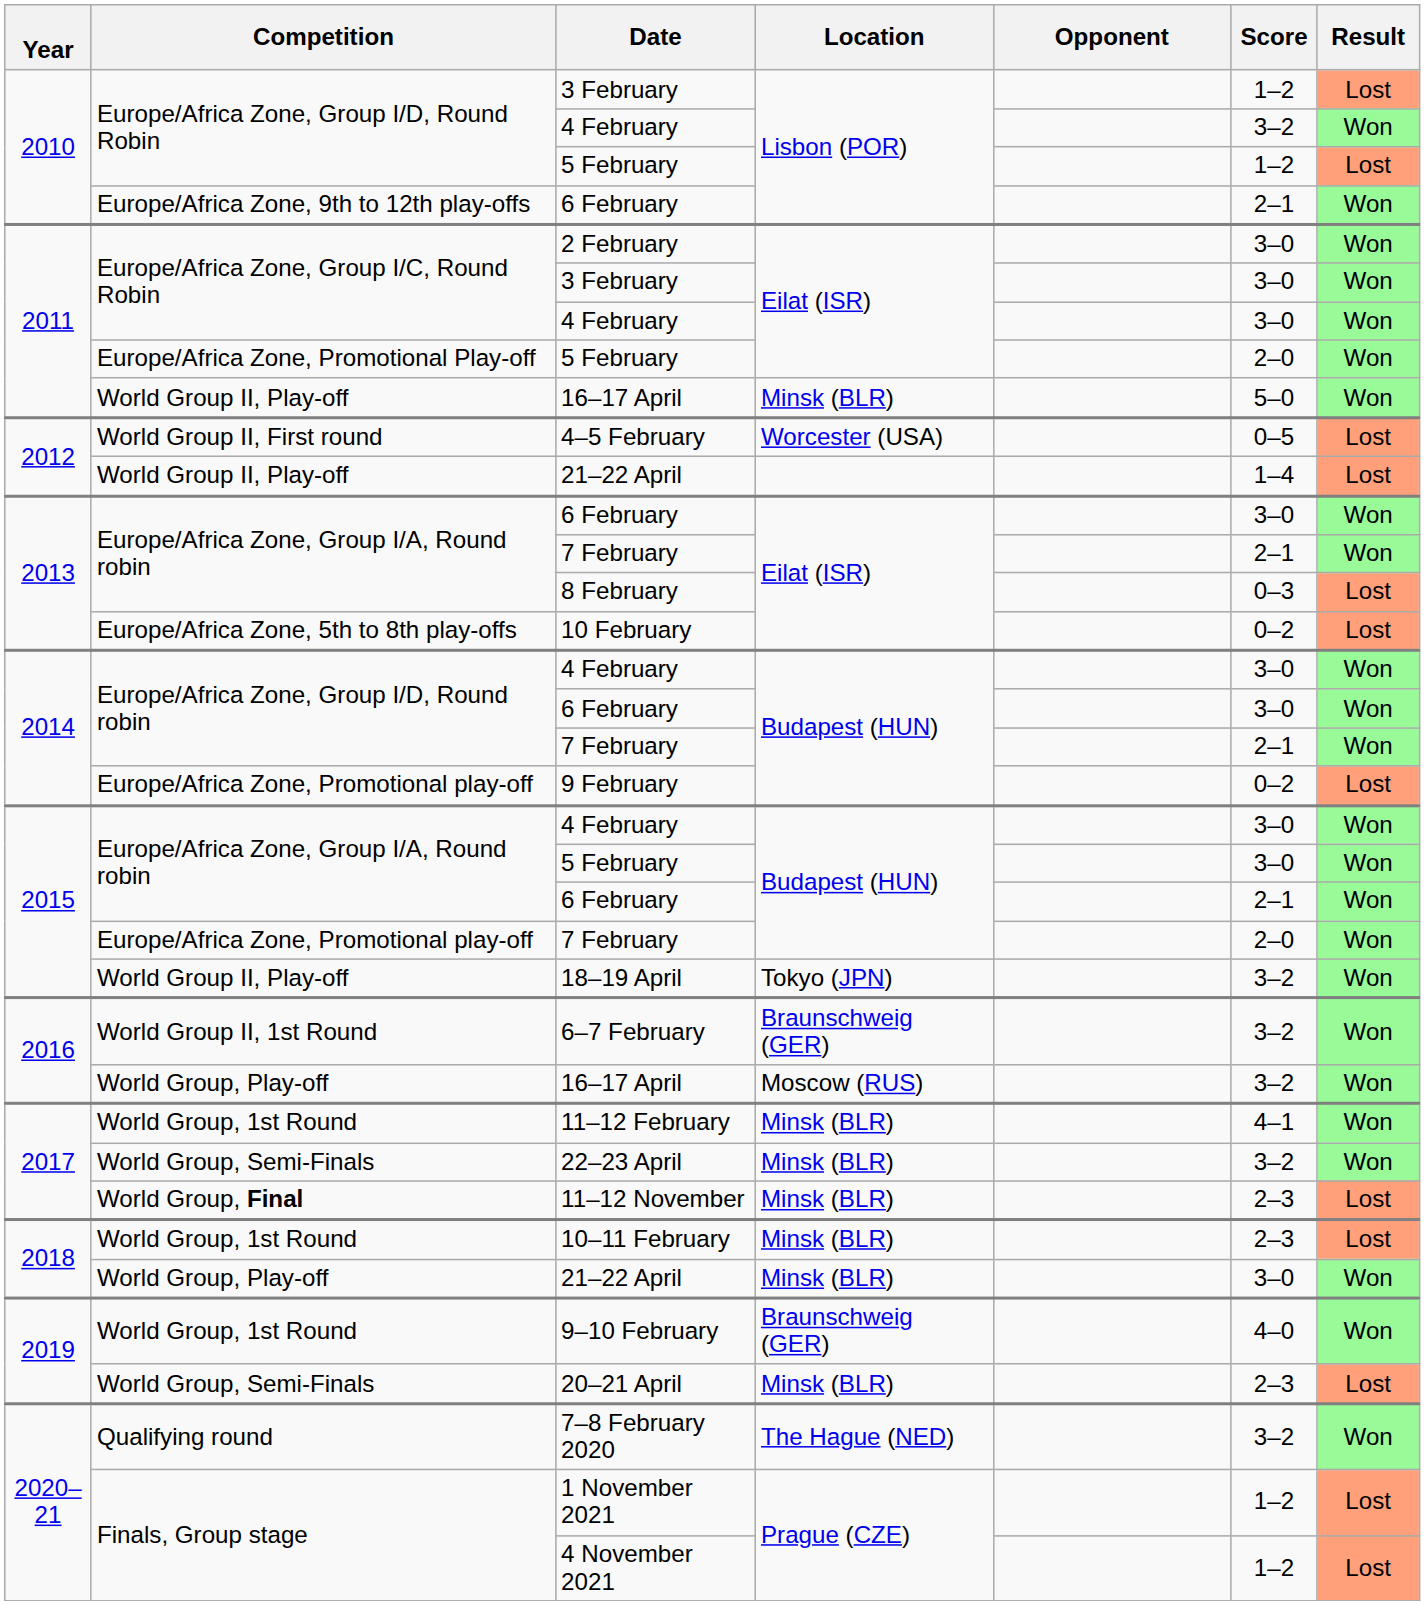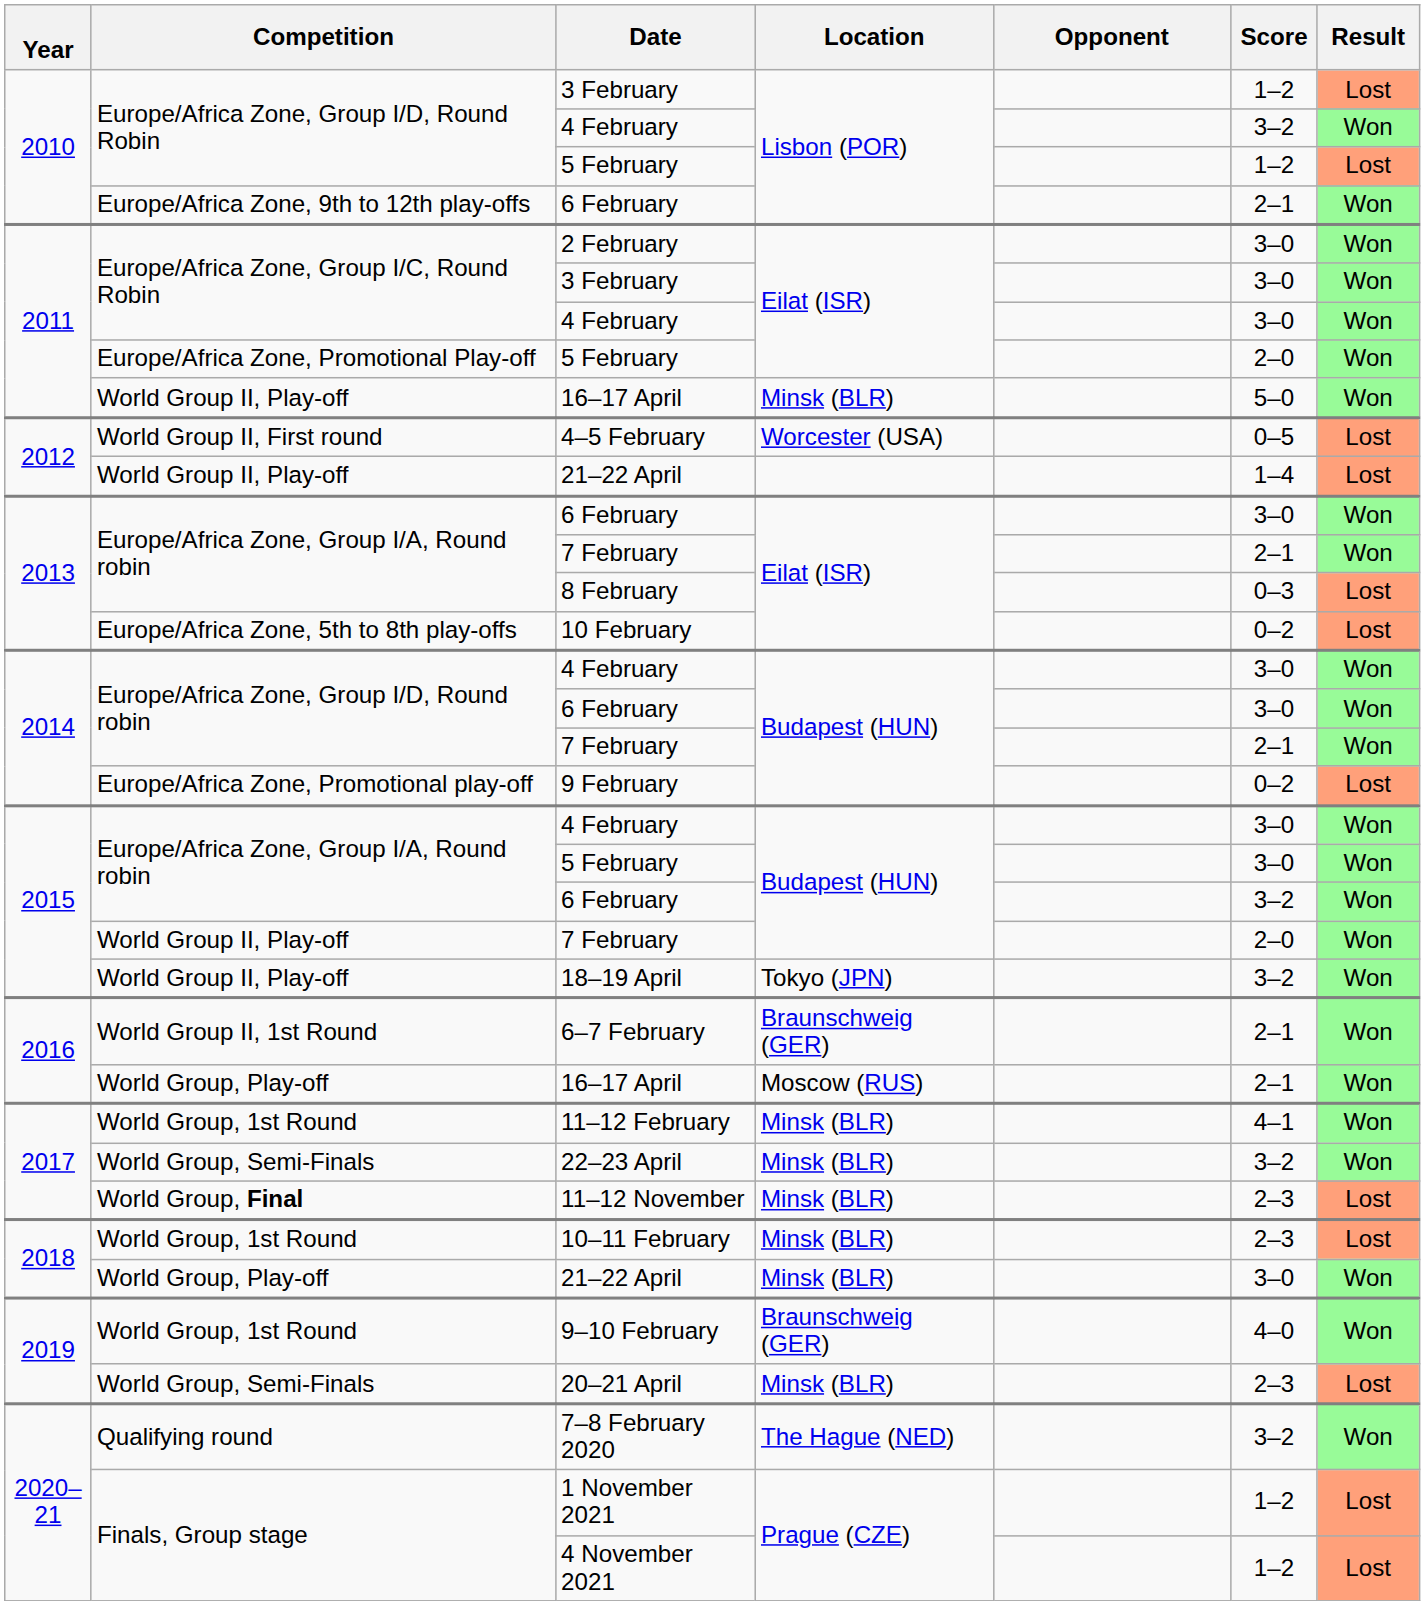(1274, 901) 2–1 -> (1274, 901) 3–2
(315, 939) Europe/Africa Zone, Promotional play-off -> (223, 939) World Group II, Play-off
(1274, 1031) 3–2 -> (1274, 1031) 2–1
(1274, 1083) 3–2 -> (1274, 1083) 2–1
